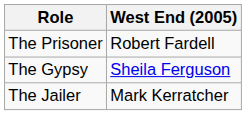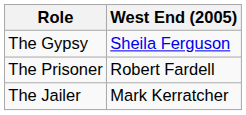rows swapped: (48, 69) <-> (55, 43)
